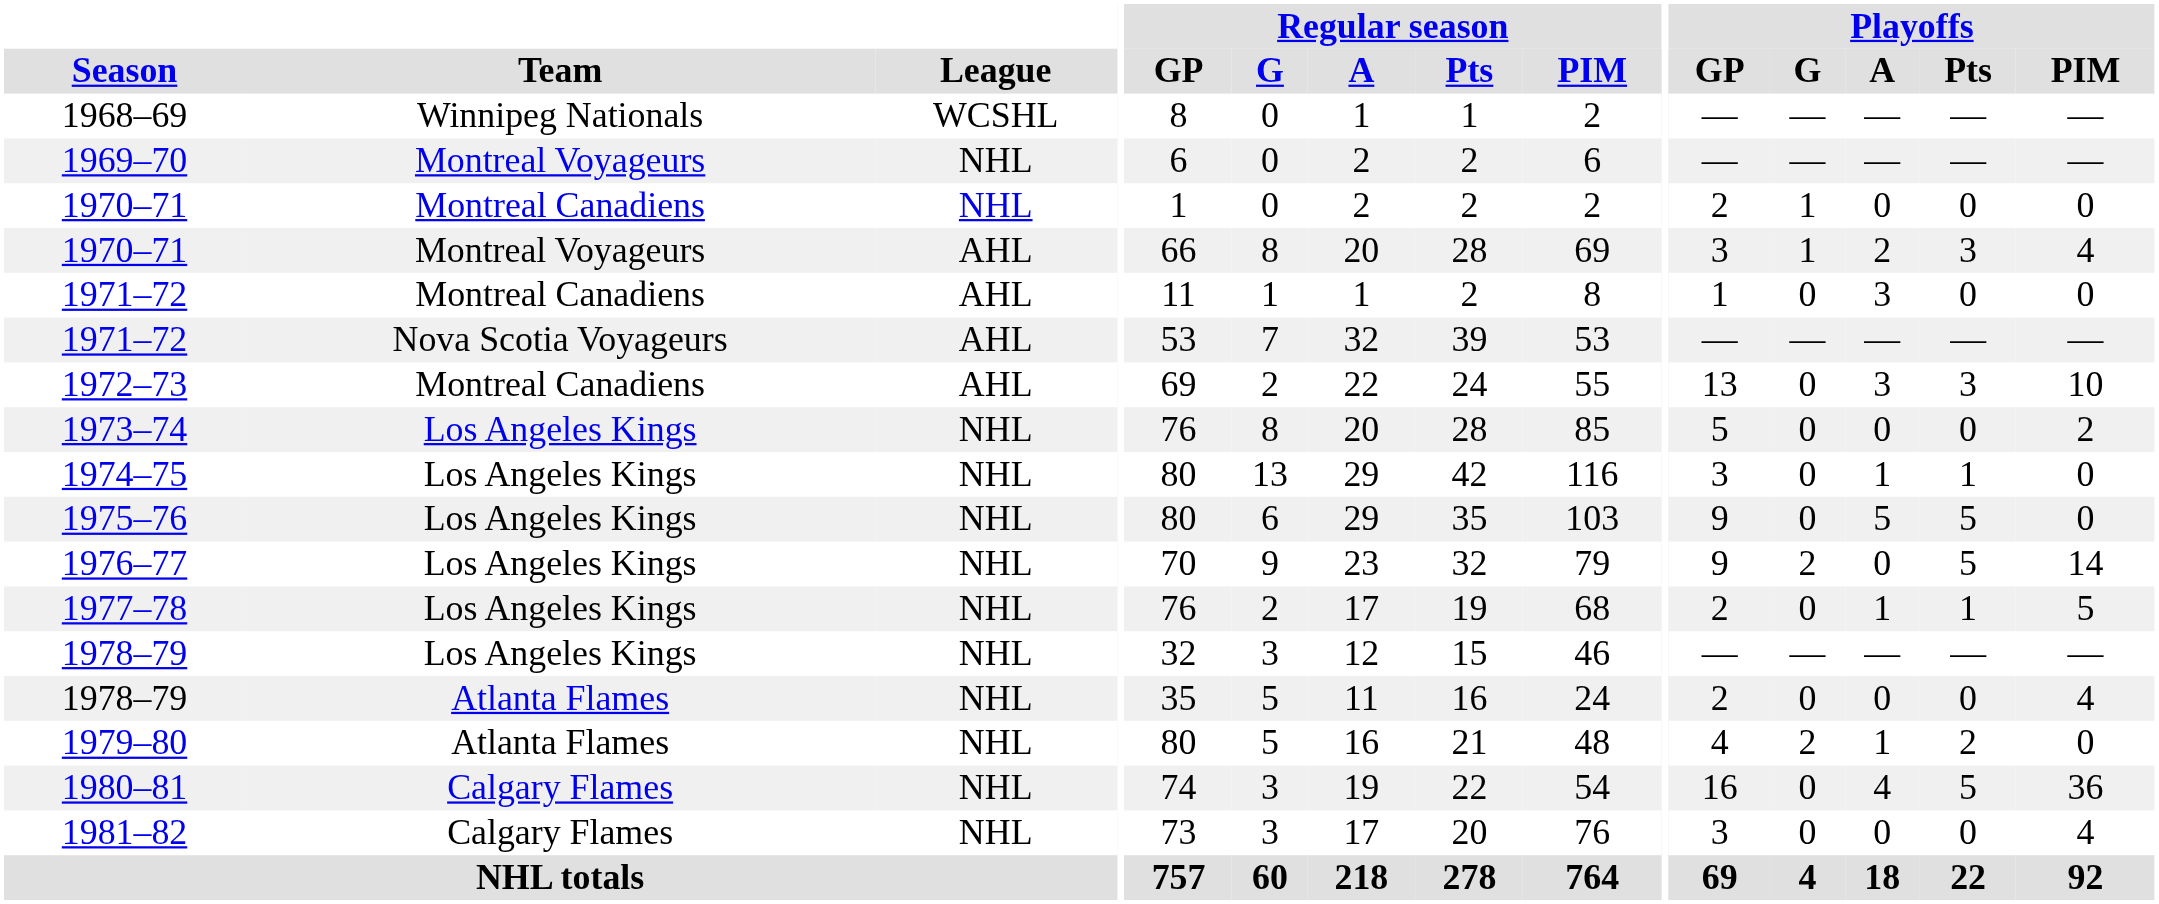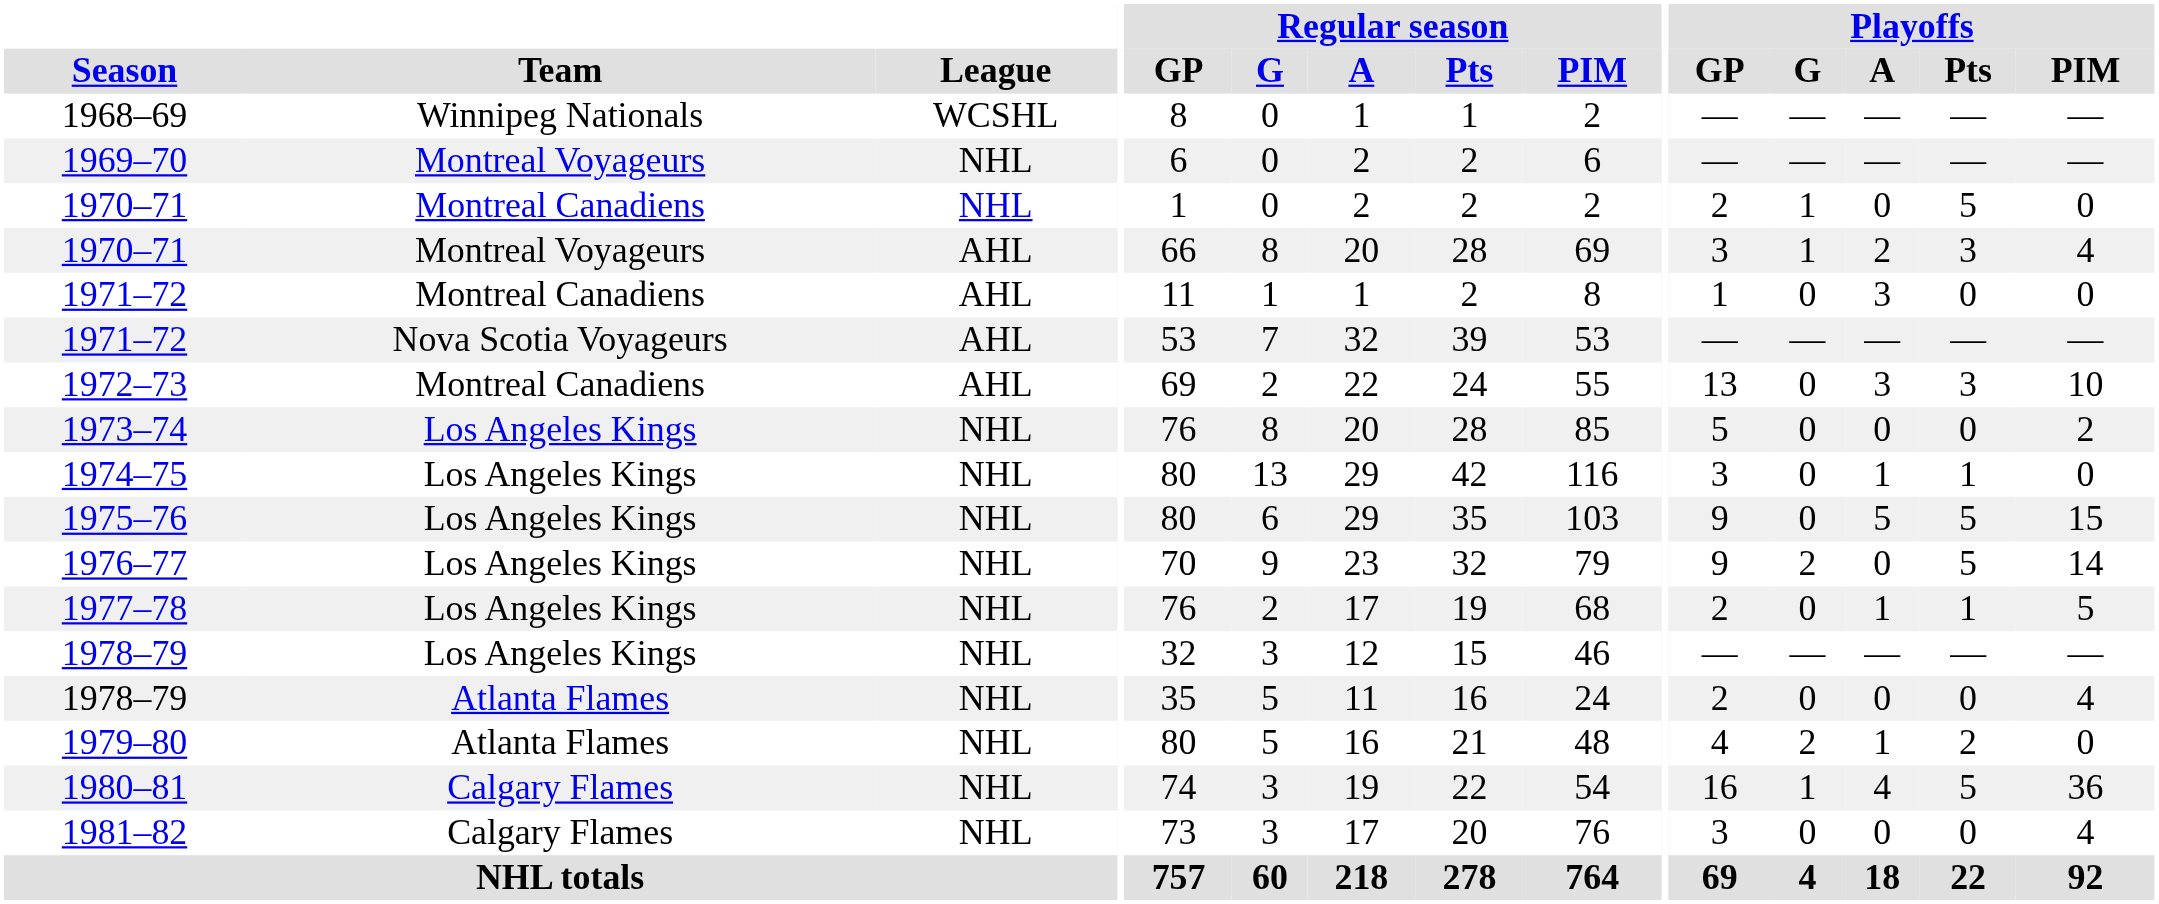(1968, 204) 0 -> (1968, 204) 5
(2085, 518) 0 -> (2085, 518) 15
(1807, 787) 0 -> (1807, 787) 1
